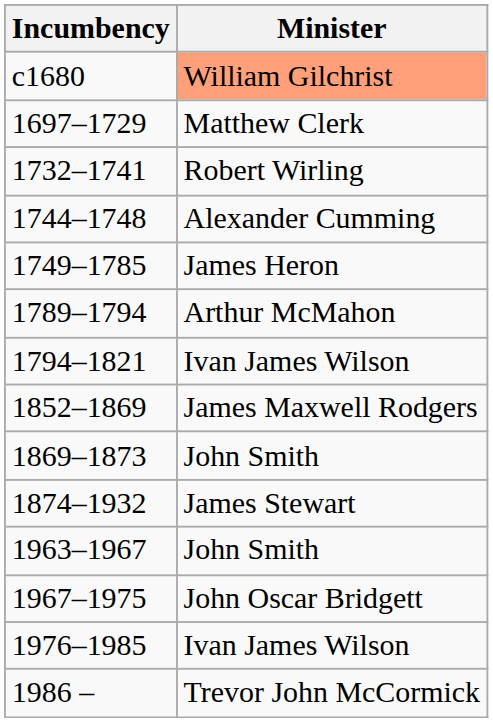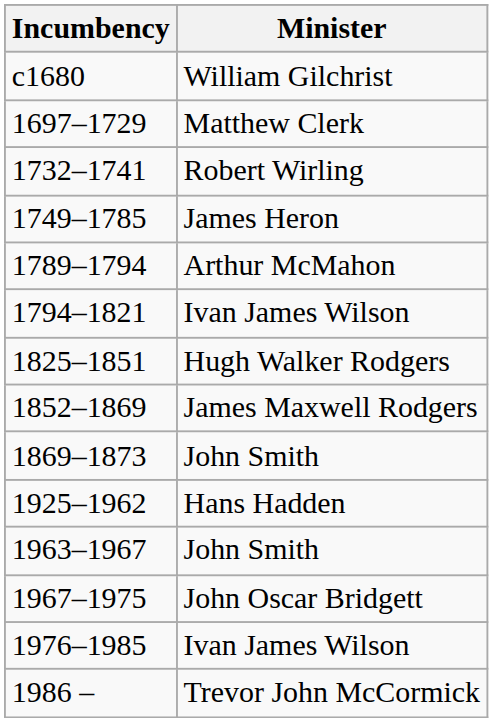(288, 75) lightsalmon background -> (288, 75) no background
- row: (79, 218)
+ row: (79, 360)
- row: (79, 502)
+ row: (79, 502)
